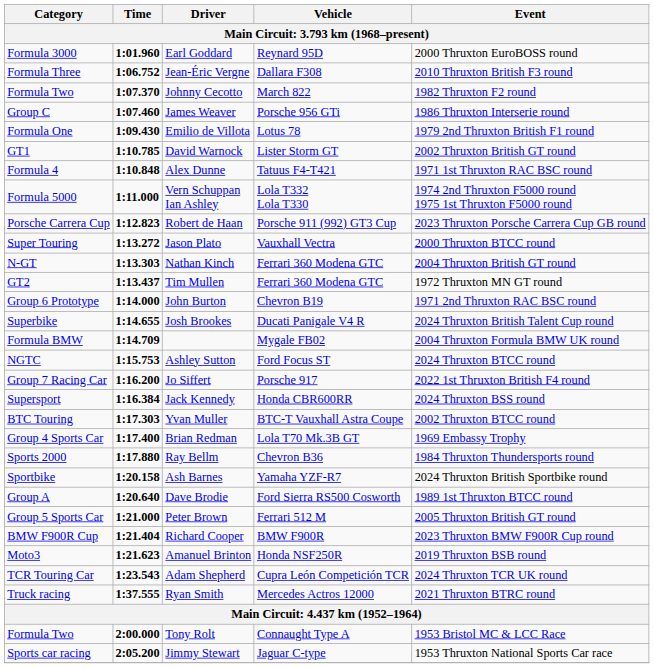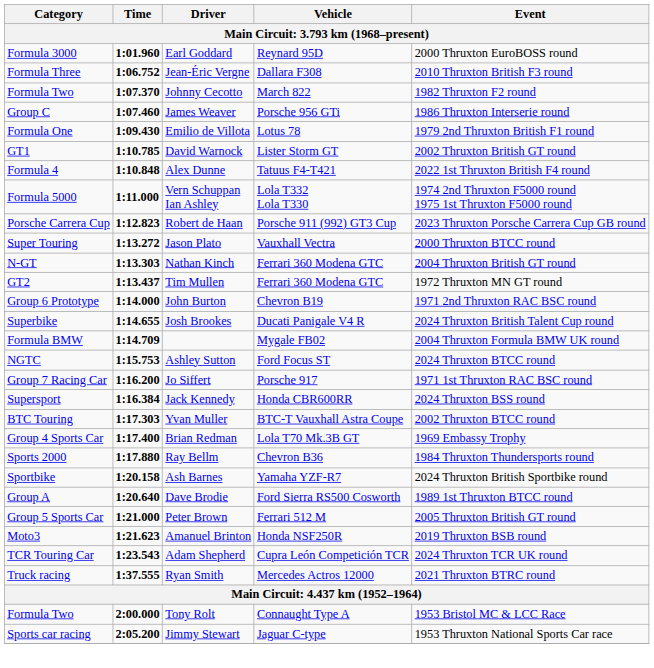(503, 170) 1971 1st Thruxton RAC BSC round -> (502, 170) 2022 1st Thruxton British F4 round
(502, 379) 2022 1st Thruxton British F4 round -> (503, 379) 1971 1st Thruxton RAC BSC round
- row: (53, 536)
